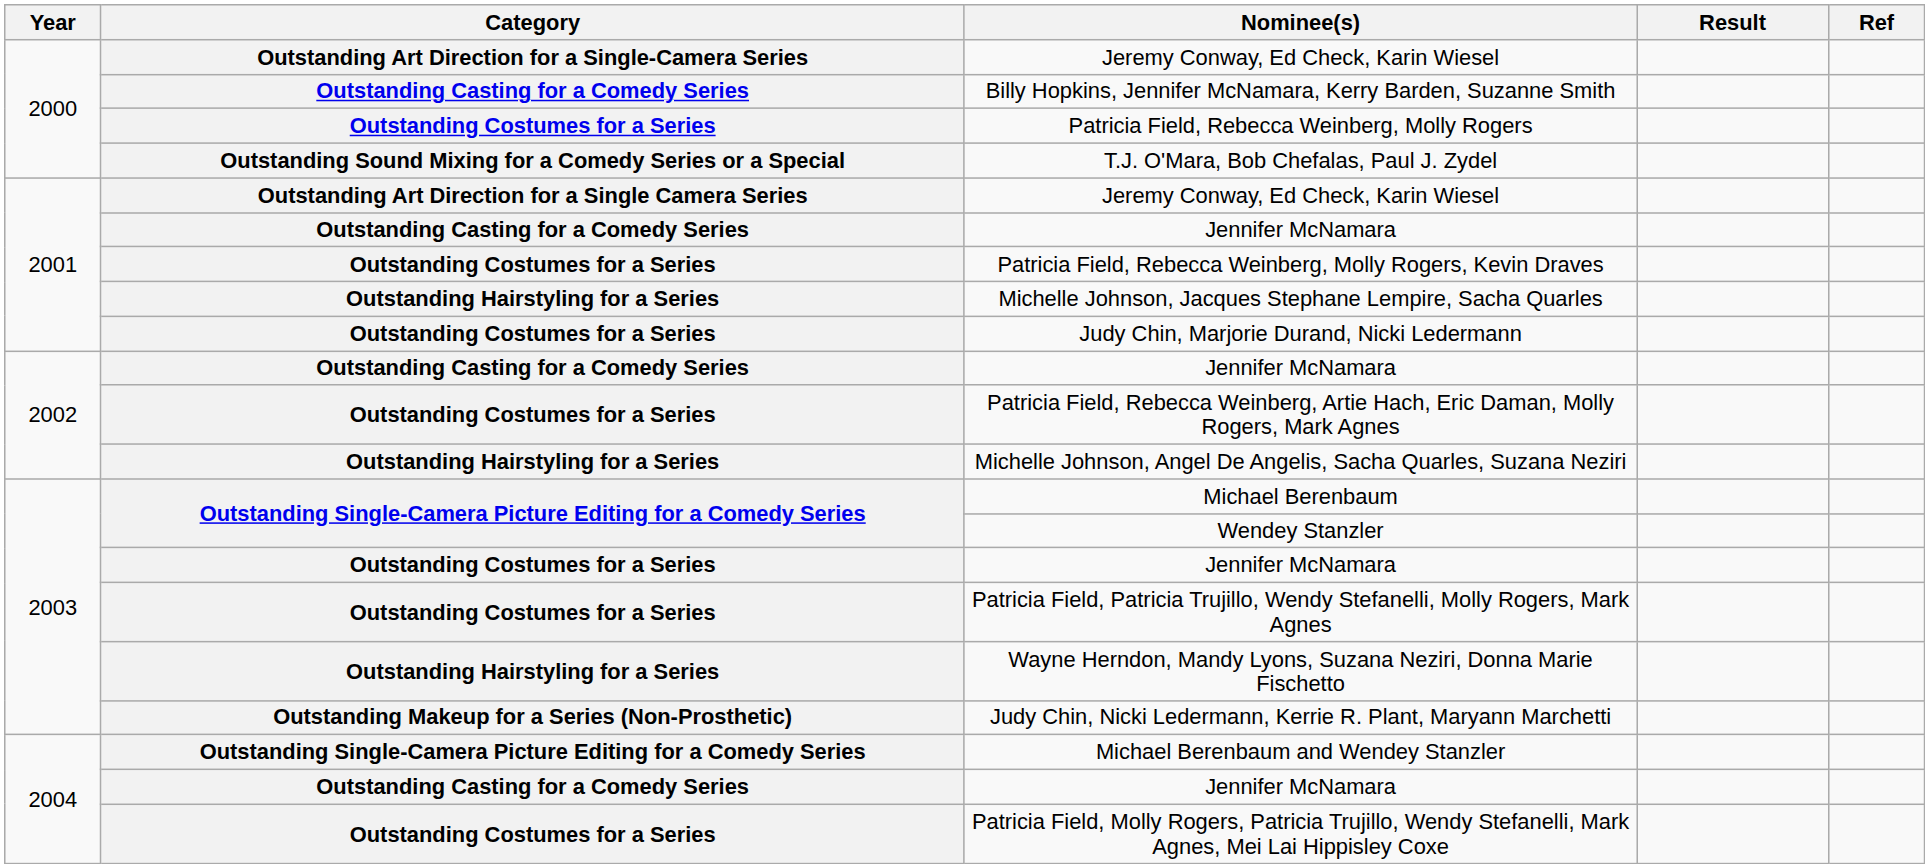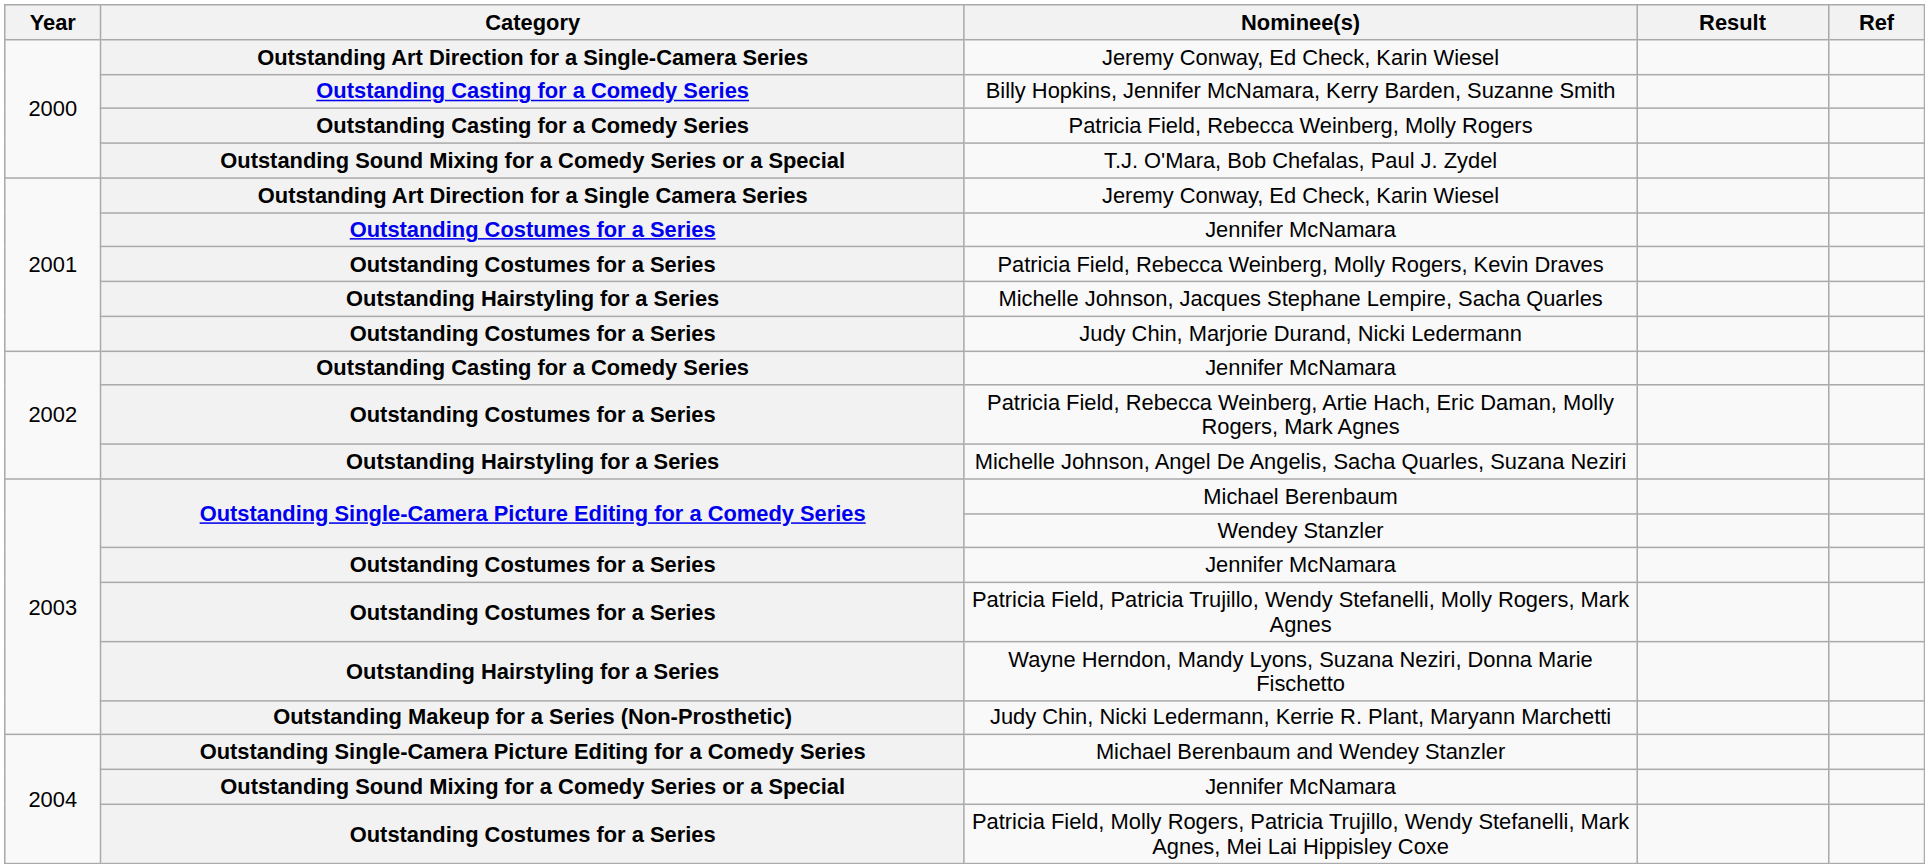(533, 126) Outstanding Costumes for a Series -> (533, 126) Outstanding Casting for a Comedy Series
(533, 230) Outstanding Casting for a Comedy Series -> (533, 230) Outstanding Costumes for a Series
(533, 787) Outstanding Casting for a Comedy Series -> (533, 787) Outstanding Sound Mixing for a Comedy Series or a Special
